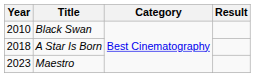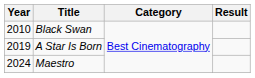(19, 47) 2018 -> (19, 47) 2019
(19, 64) 2023 -> (19, 64) 2024
